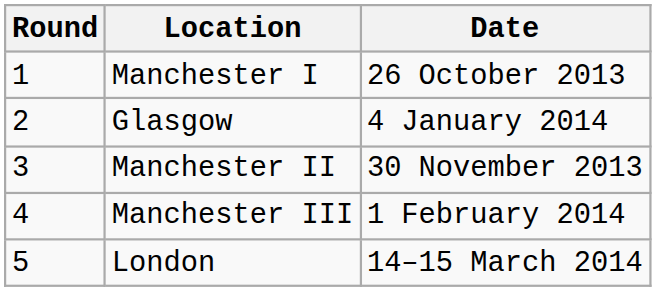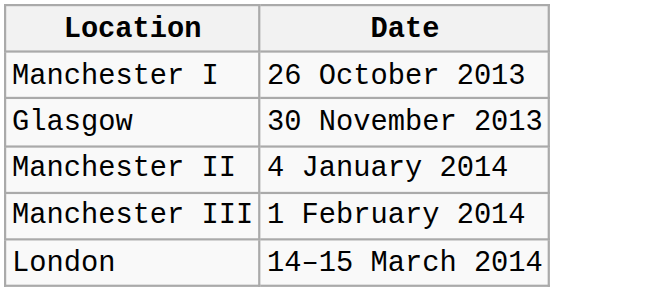- column: (55, 29)
(488, 122) 4 January 2014 -> (405, 122) 30 November 2013
(505, 169) 30 November 2013 -> (388, 169) 4 January 2014
